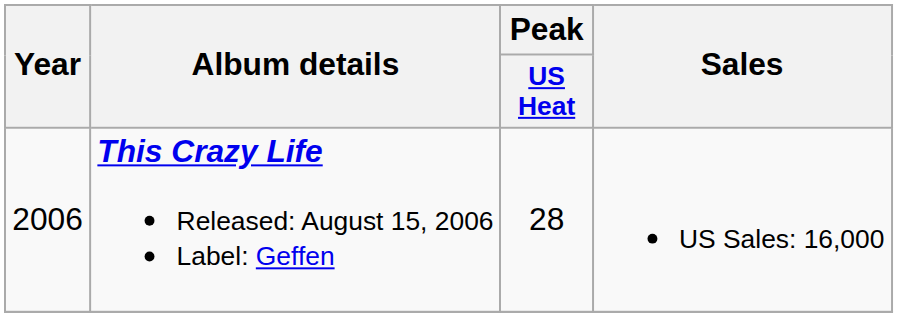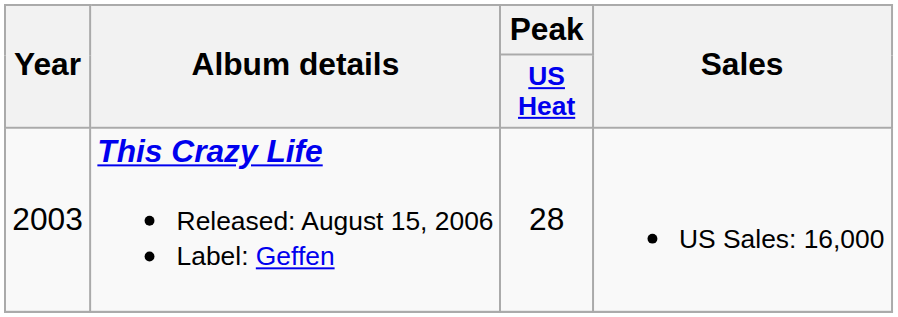(48, 219) 2006 -> (48, 219) 2003
